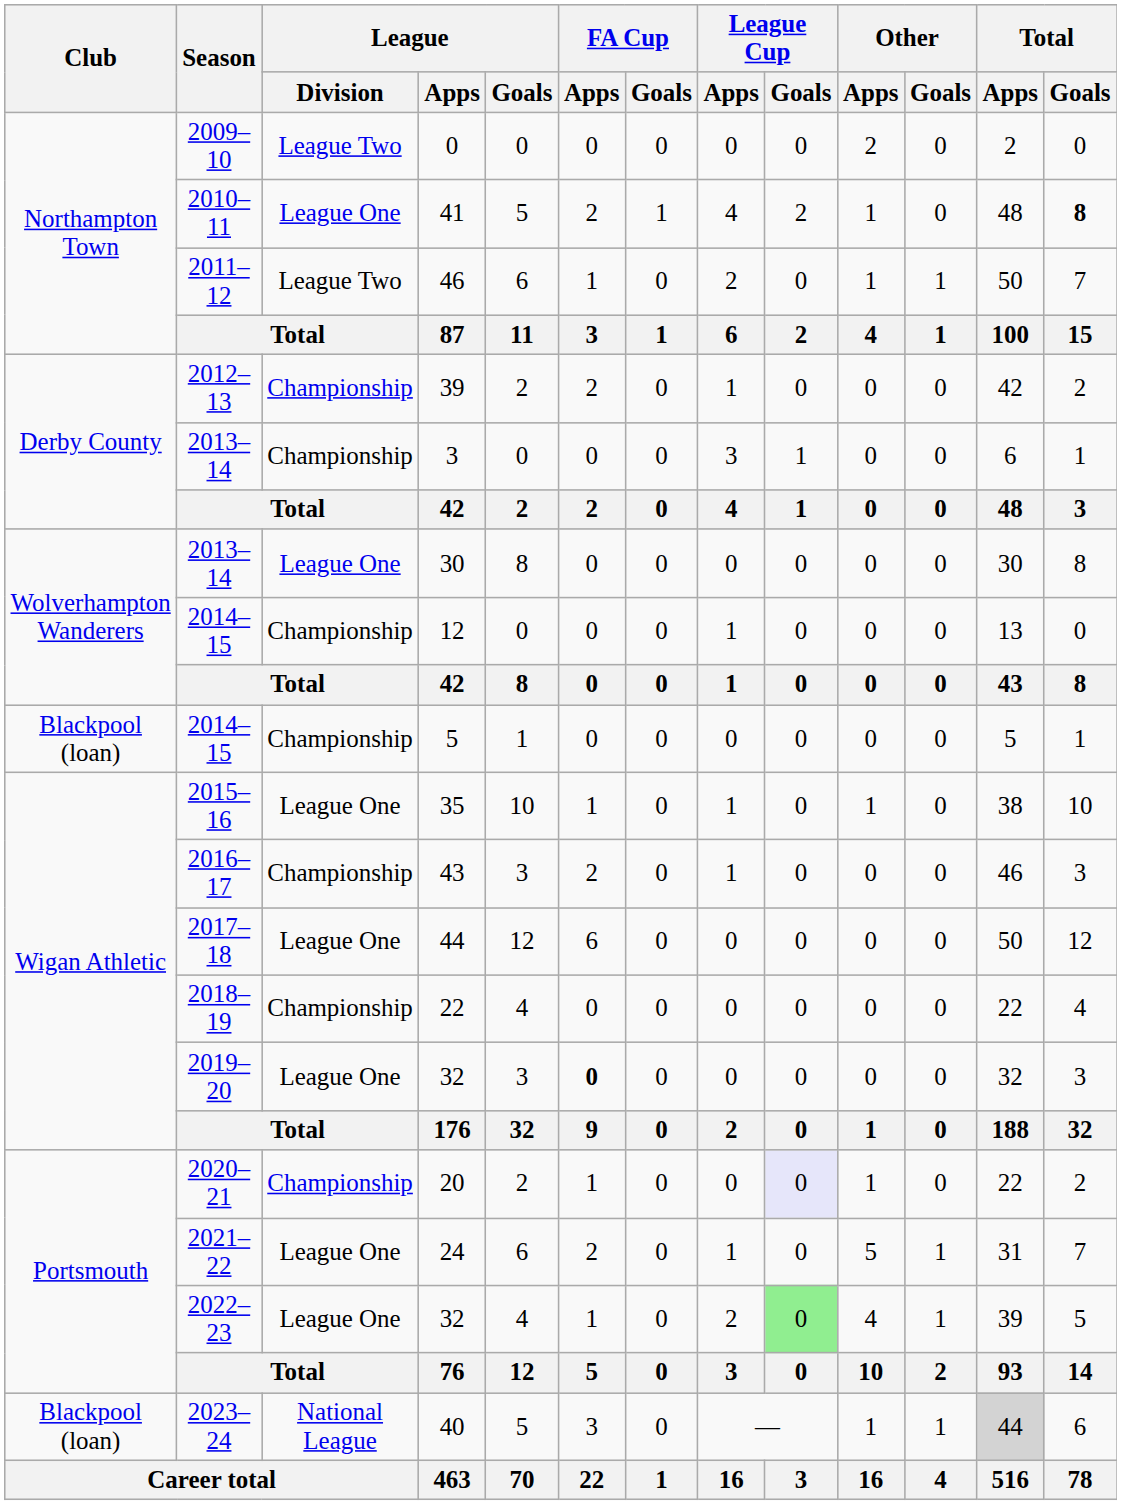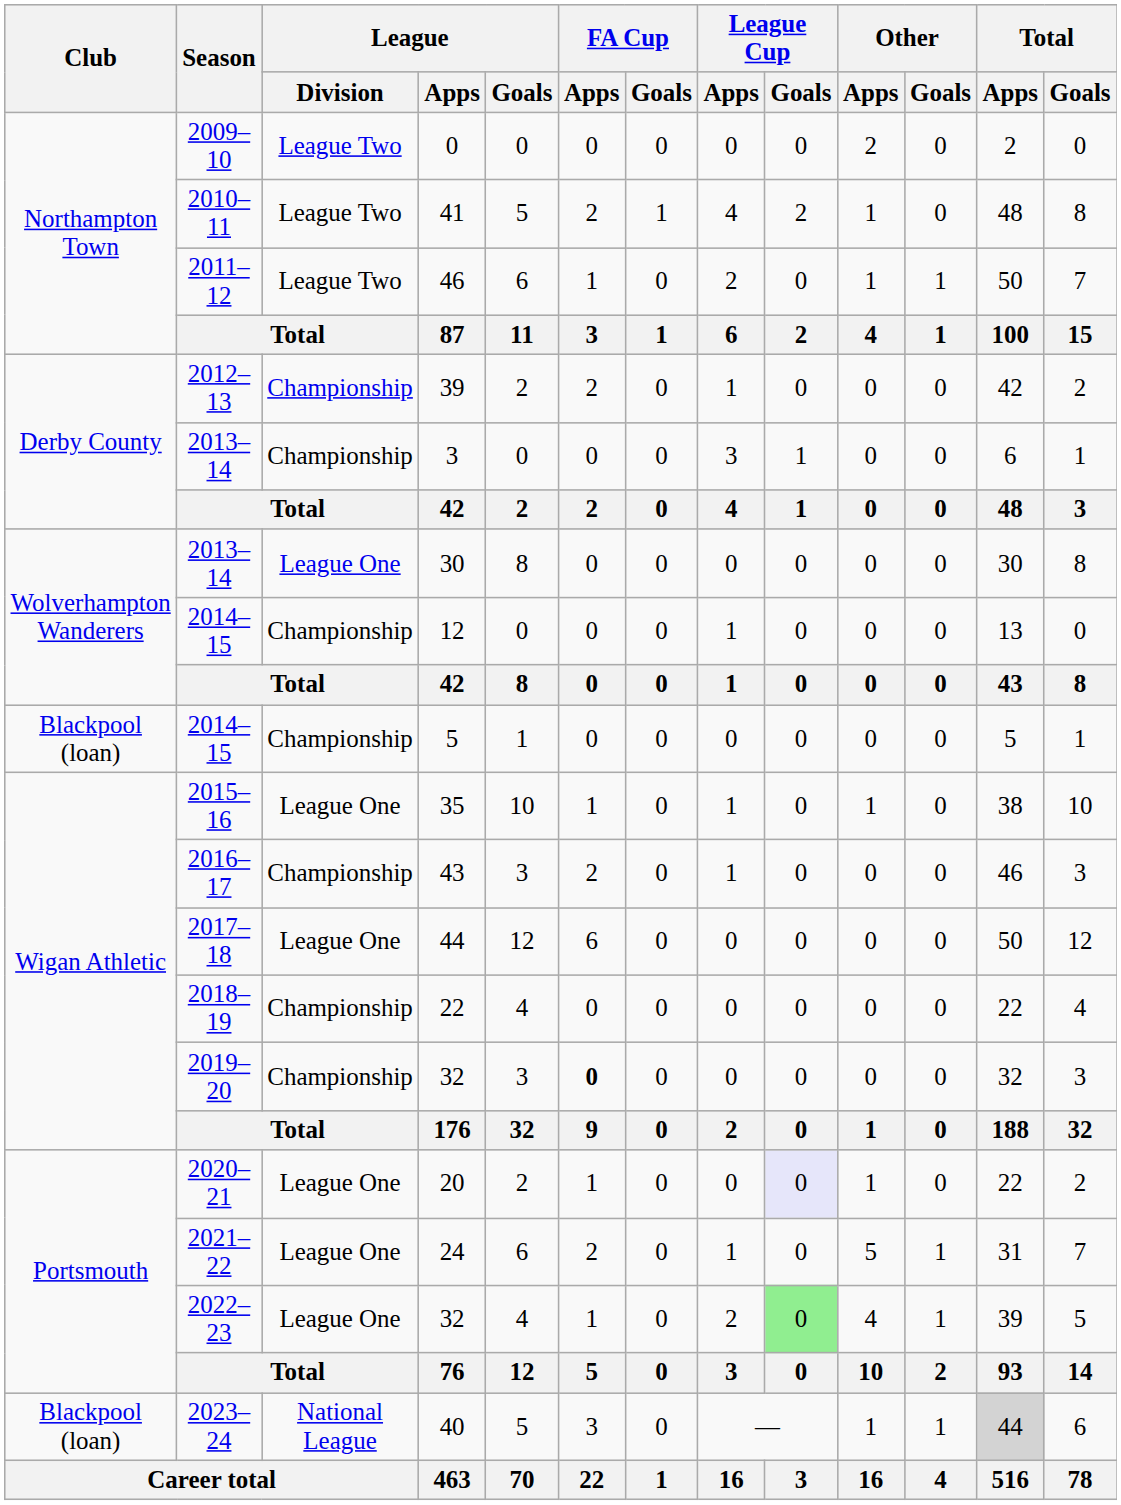(340, 213) League One -> (340, 213) League Two
(1080, 213) bold -> (1080, 213) normal
(340, 1076) League One -> (340, 1076) Championship
(340, 1183) Championship -> (340, 1183) League One
